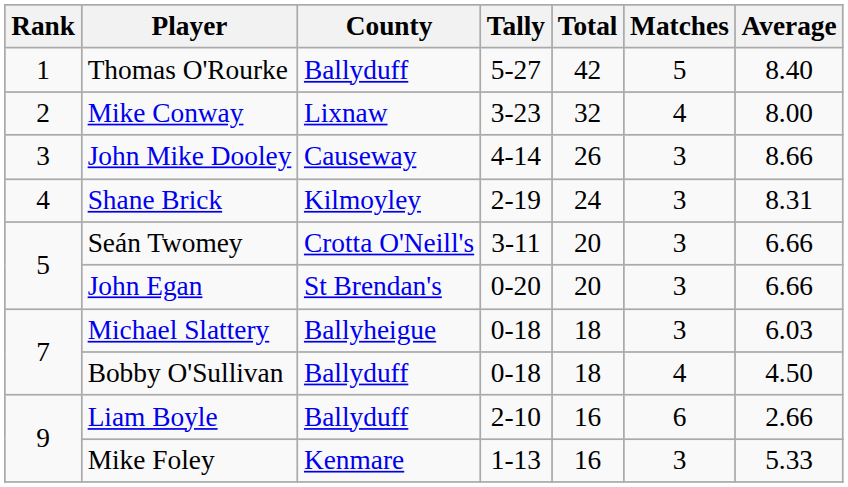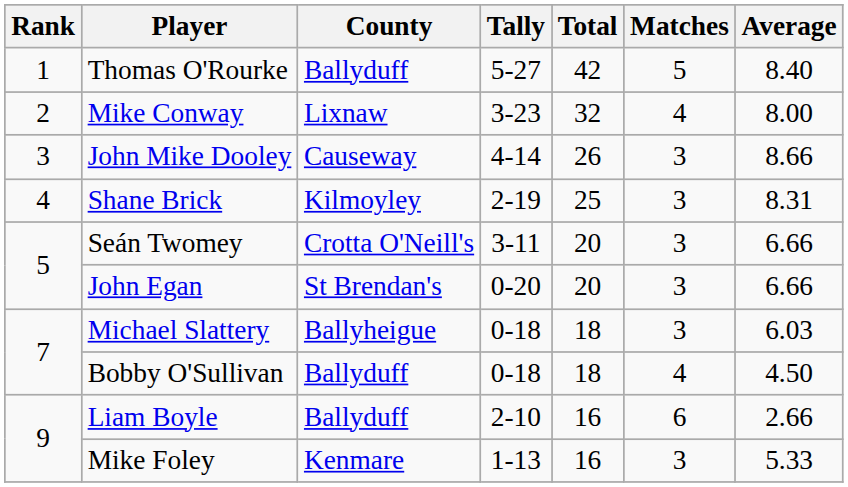(588, 199) 24 -> (588, 199) 25
